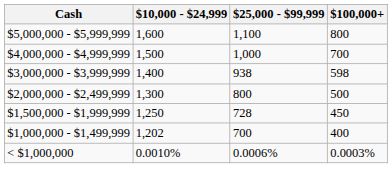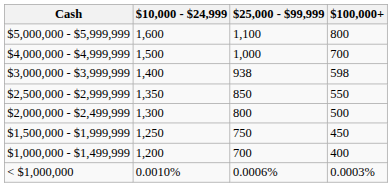+ row: (69, 93)
(242, 113) 728 -> (242, 133) 750
(150, 133) 1,202 -> (150, 152) 1,200
